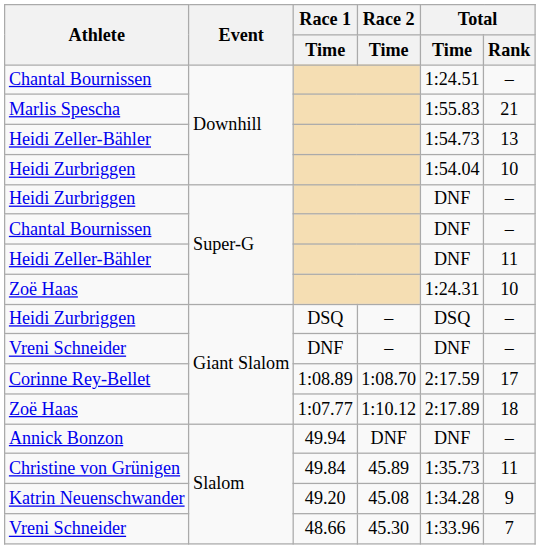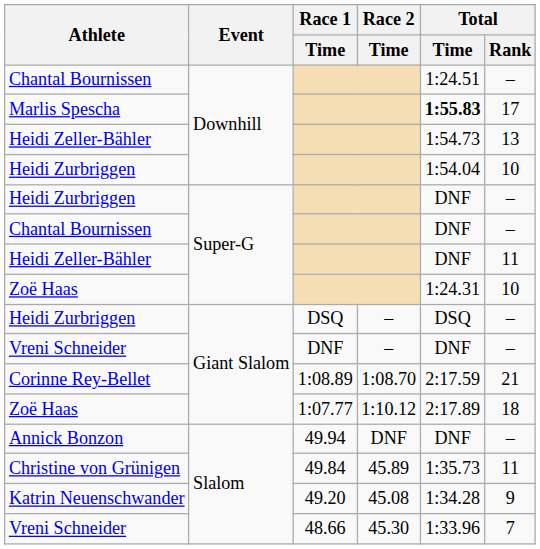(452, 109) normal -> (453, 109) bold
(509, 109) 21 -> (510, 109) 17
(509, 378) 17 -> (510, 378) 21
